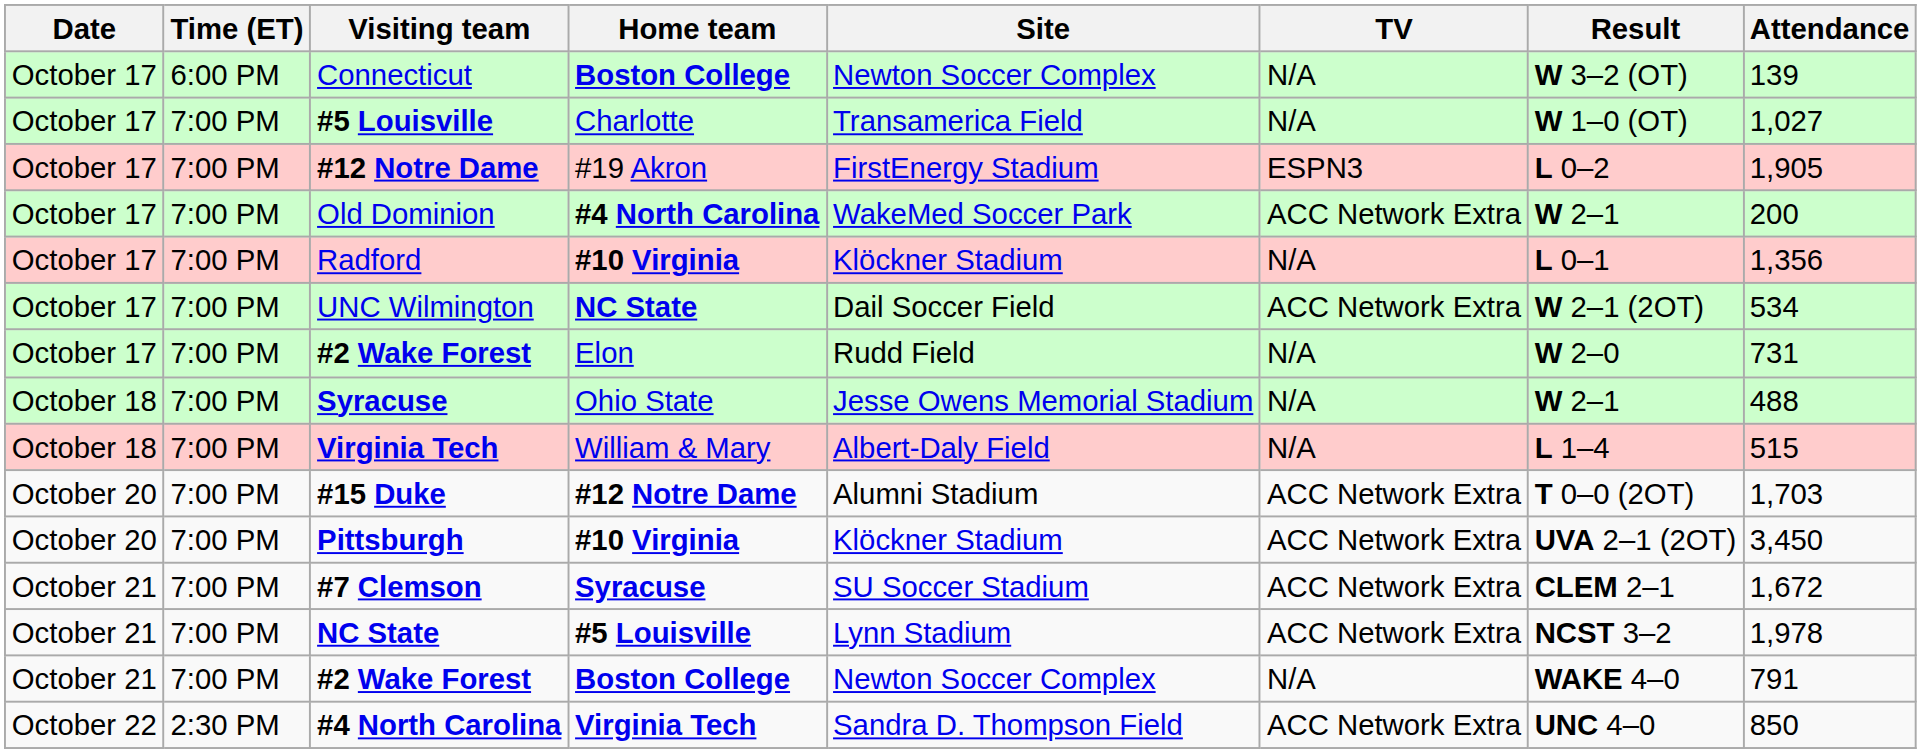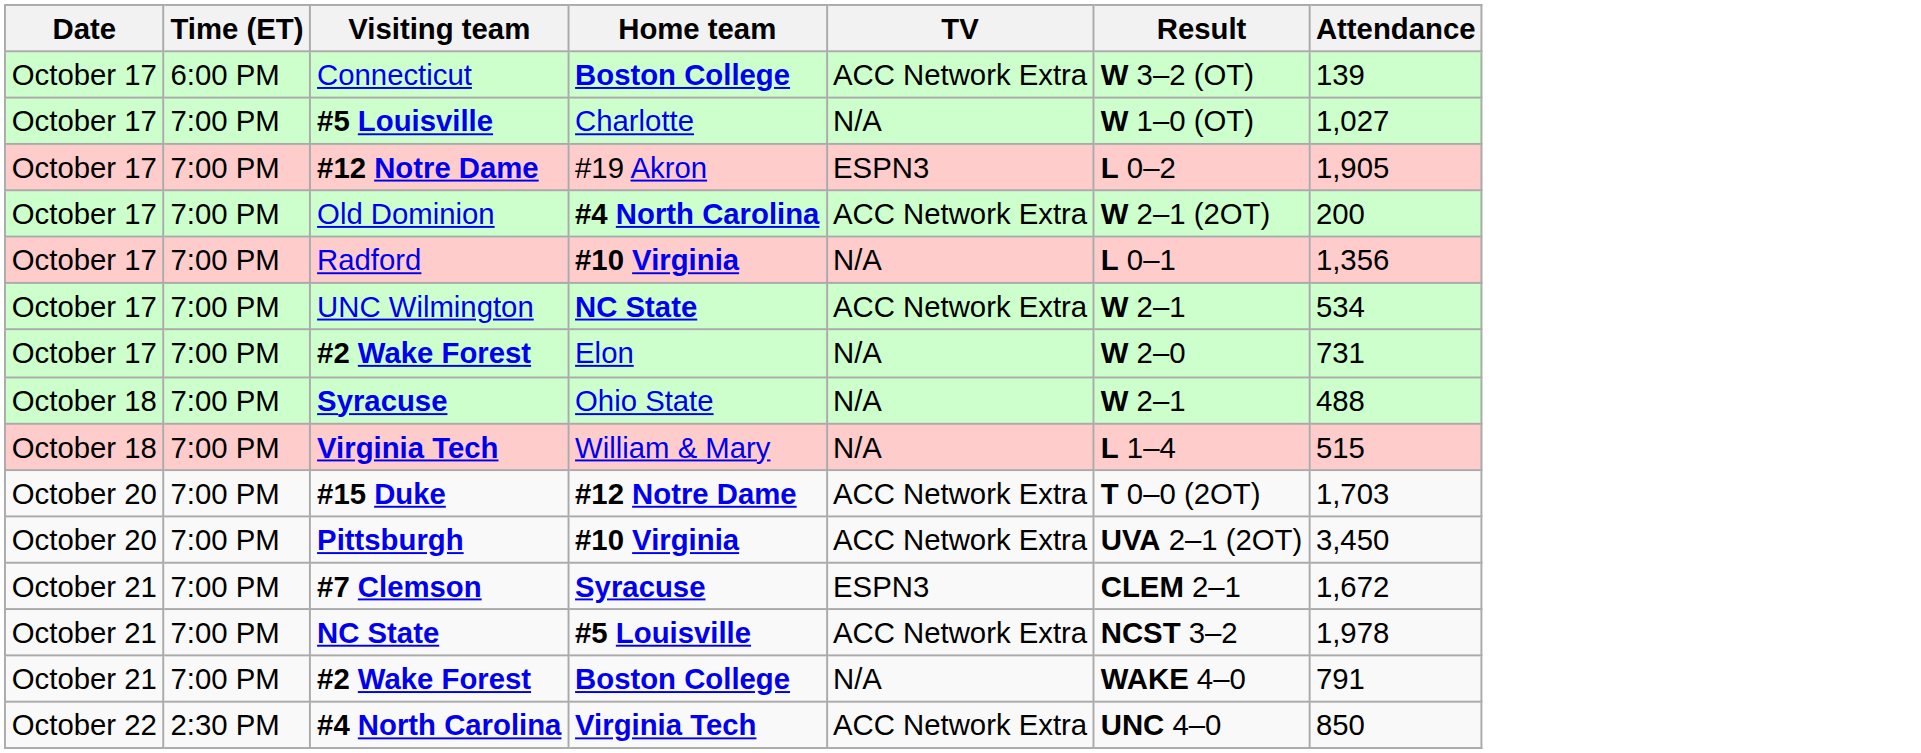- column: (1043, 28)
(1291, 75) N/A -> (960, 75) ACC Network Extra
(1577, 214) W 2–1 -> (1185, 214) W 2–1 (2OT)
(1619, 307) W 2–1 (2OT) -> (1143, 307) W 2–1
(1394, 586) ACC Network Extra -> (881, 586) ESPN3
